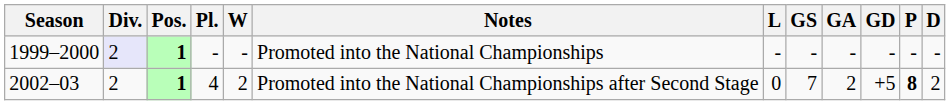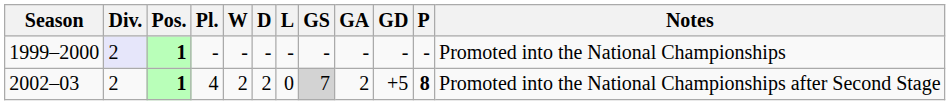columns swapped: (933, 20) <-> (508, 20)
(812, 83) no background -> (325, 83) lightgrey background
